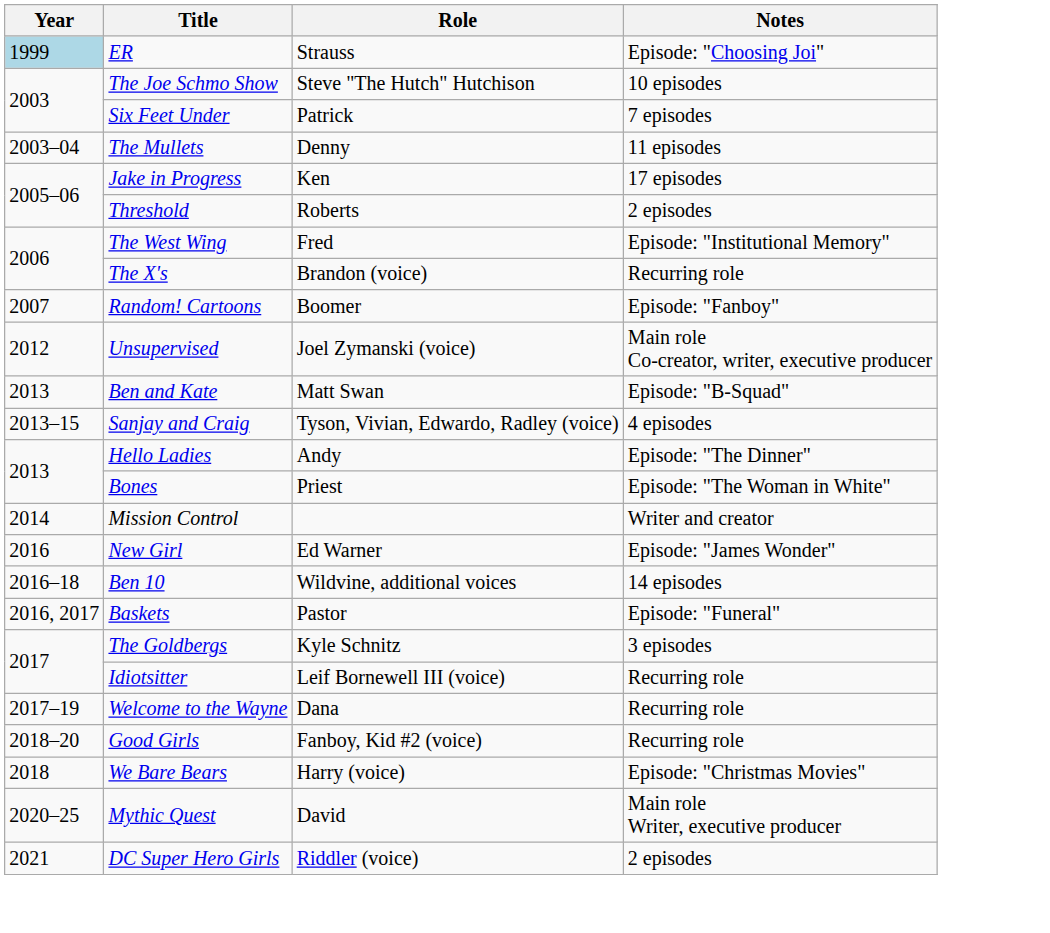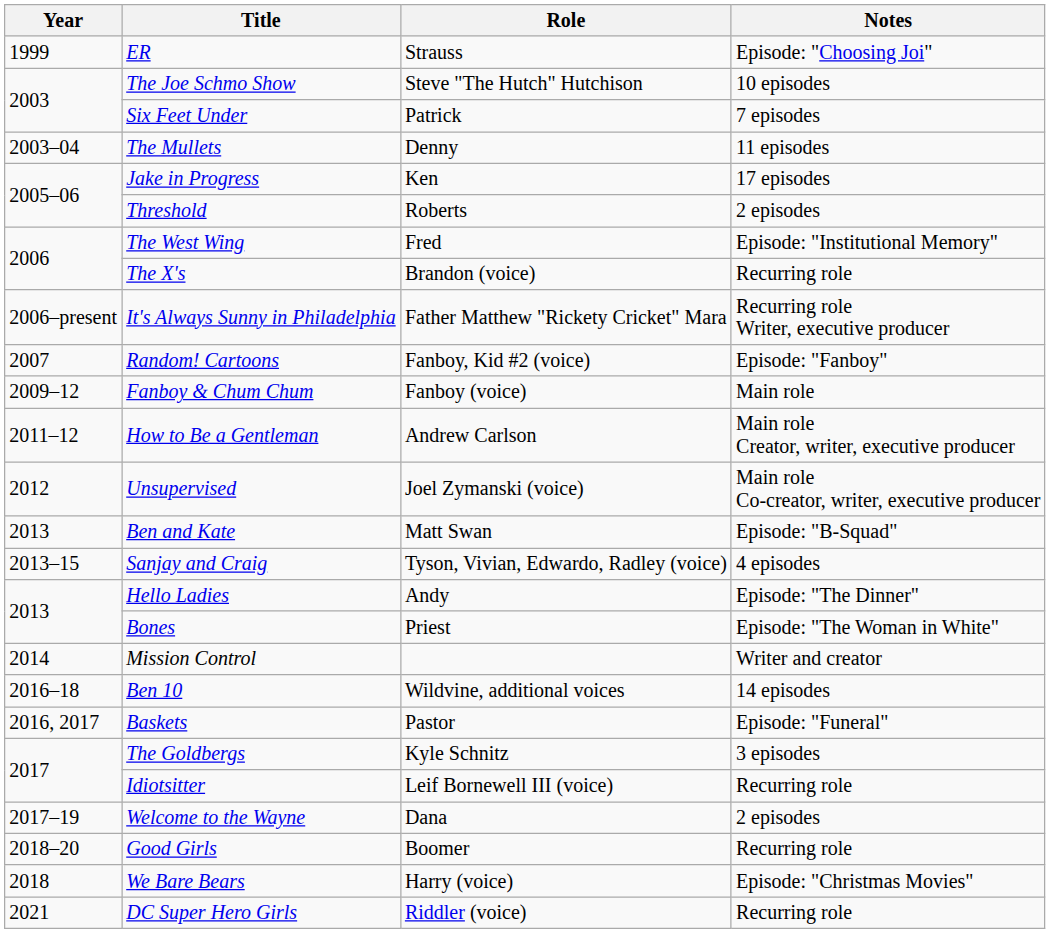(29, 52) lightblue background -> (29, 52) no background
+ row: (261, 317)
(329, 305) Boomer -> (498, 360) Fanboy, Kid #2 (voice)
+ row: (220, 391)
+ row: (222, 434)
- row: (145, 550)
(686, 708) Recurring role -> (778, 817) 2 episodes
(389, 740) Fanboy, Kid #2 (voice) -> (437, 849) Boomer
- row: (162, 815)
(670, 858) 2 episodes -> (794, 912) Recurring role
